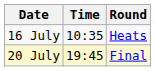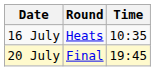columns swapped: (85, 15) <-> (128, 15)
